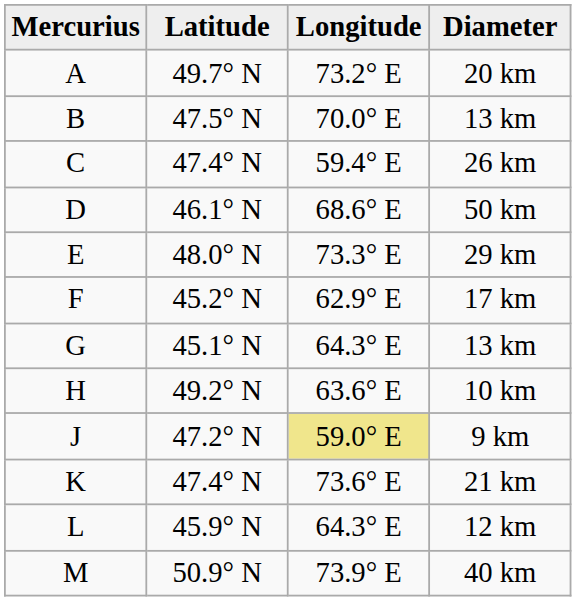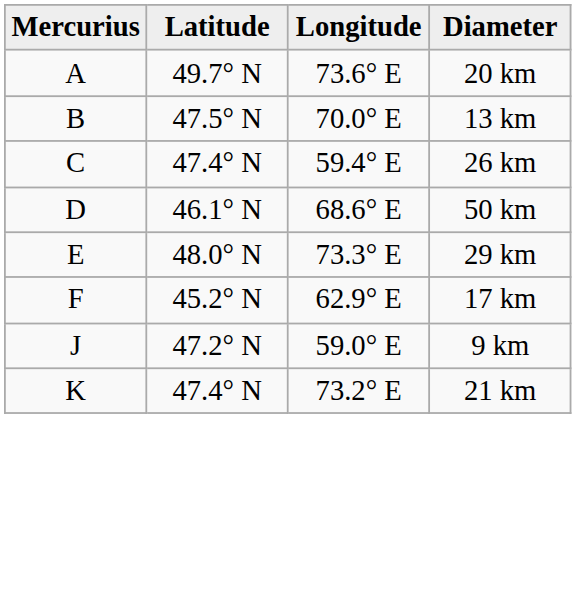(359, 72) 73.2° E -> (359, 72) 73.6° E
- row: (76, 345)
- row: (76, 390)
(359, 436) khaki background -> (359, 345) no background
(359, 481) 73.6° E -> (359, 390) 73.2° E
- row: (76, 526)
- row: (76, 572)
